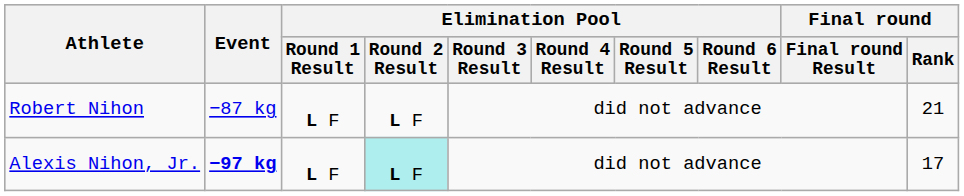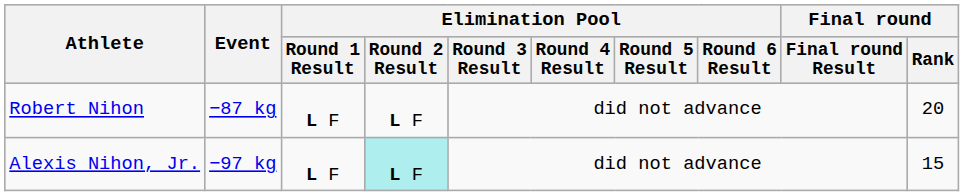(933, 110) 21 -> (933, 110) 20
(243, 164) bold -> (243, 164) normal
(933, 164) 17 -> (933, 164) 15
